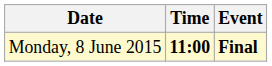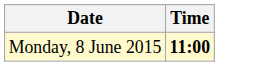- column: (240, 18)
